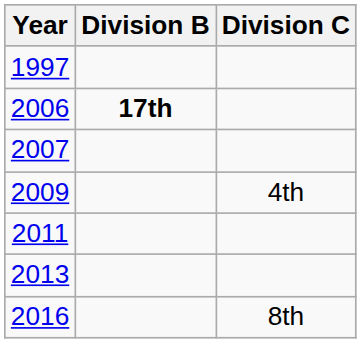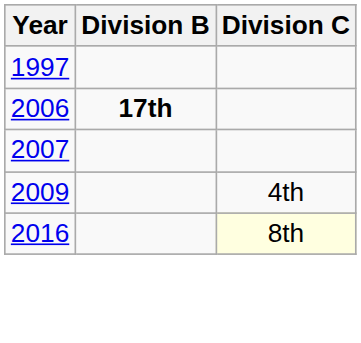- row: (40, 233)
- row: (40, 274)
(286, 316) no background -> (286, 233) lightyellow background
